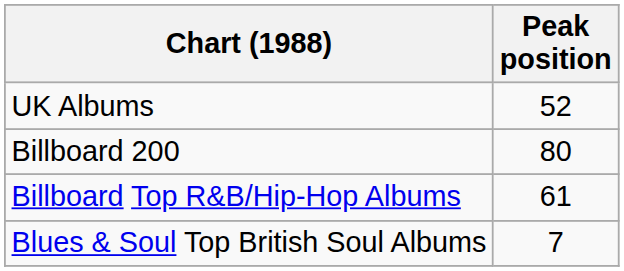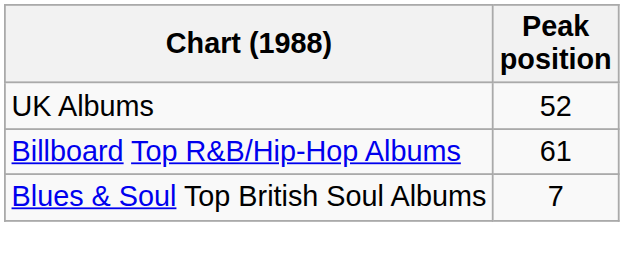- row: (96, 151)
